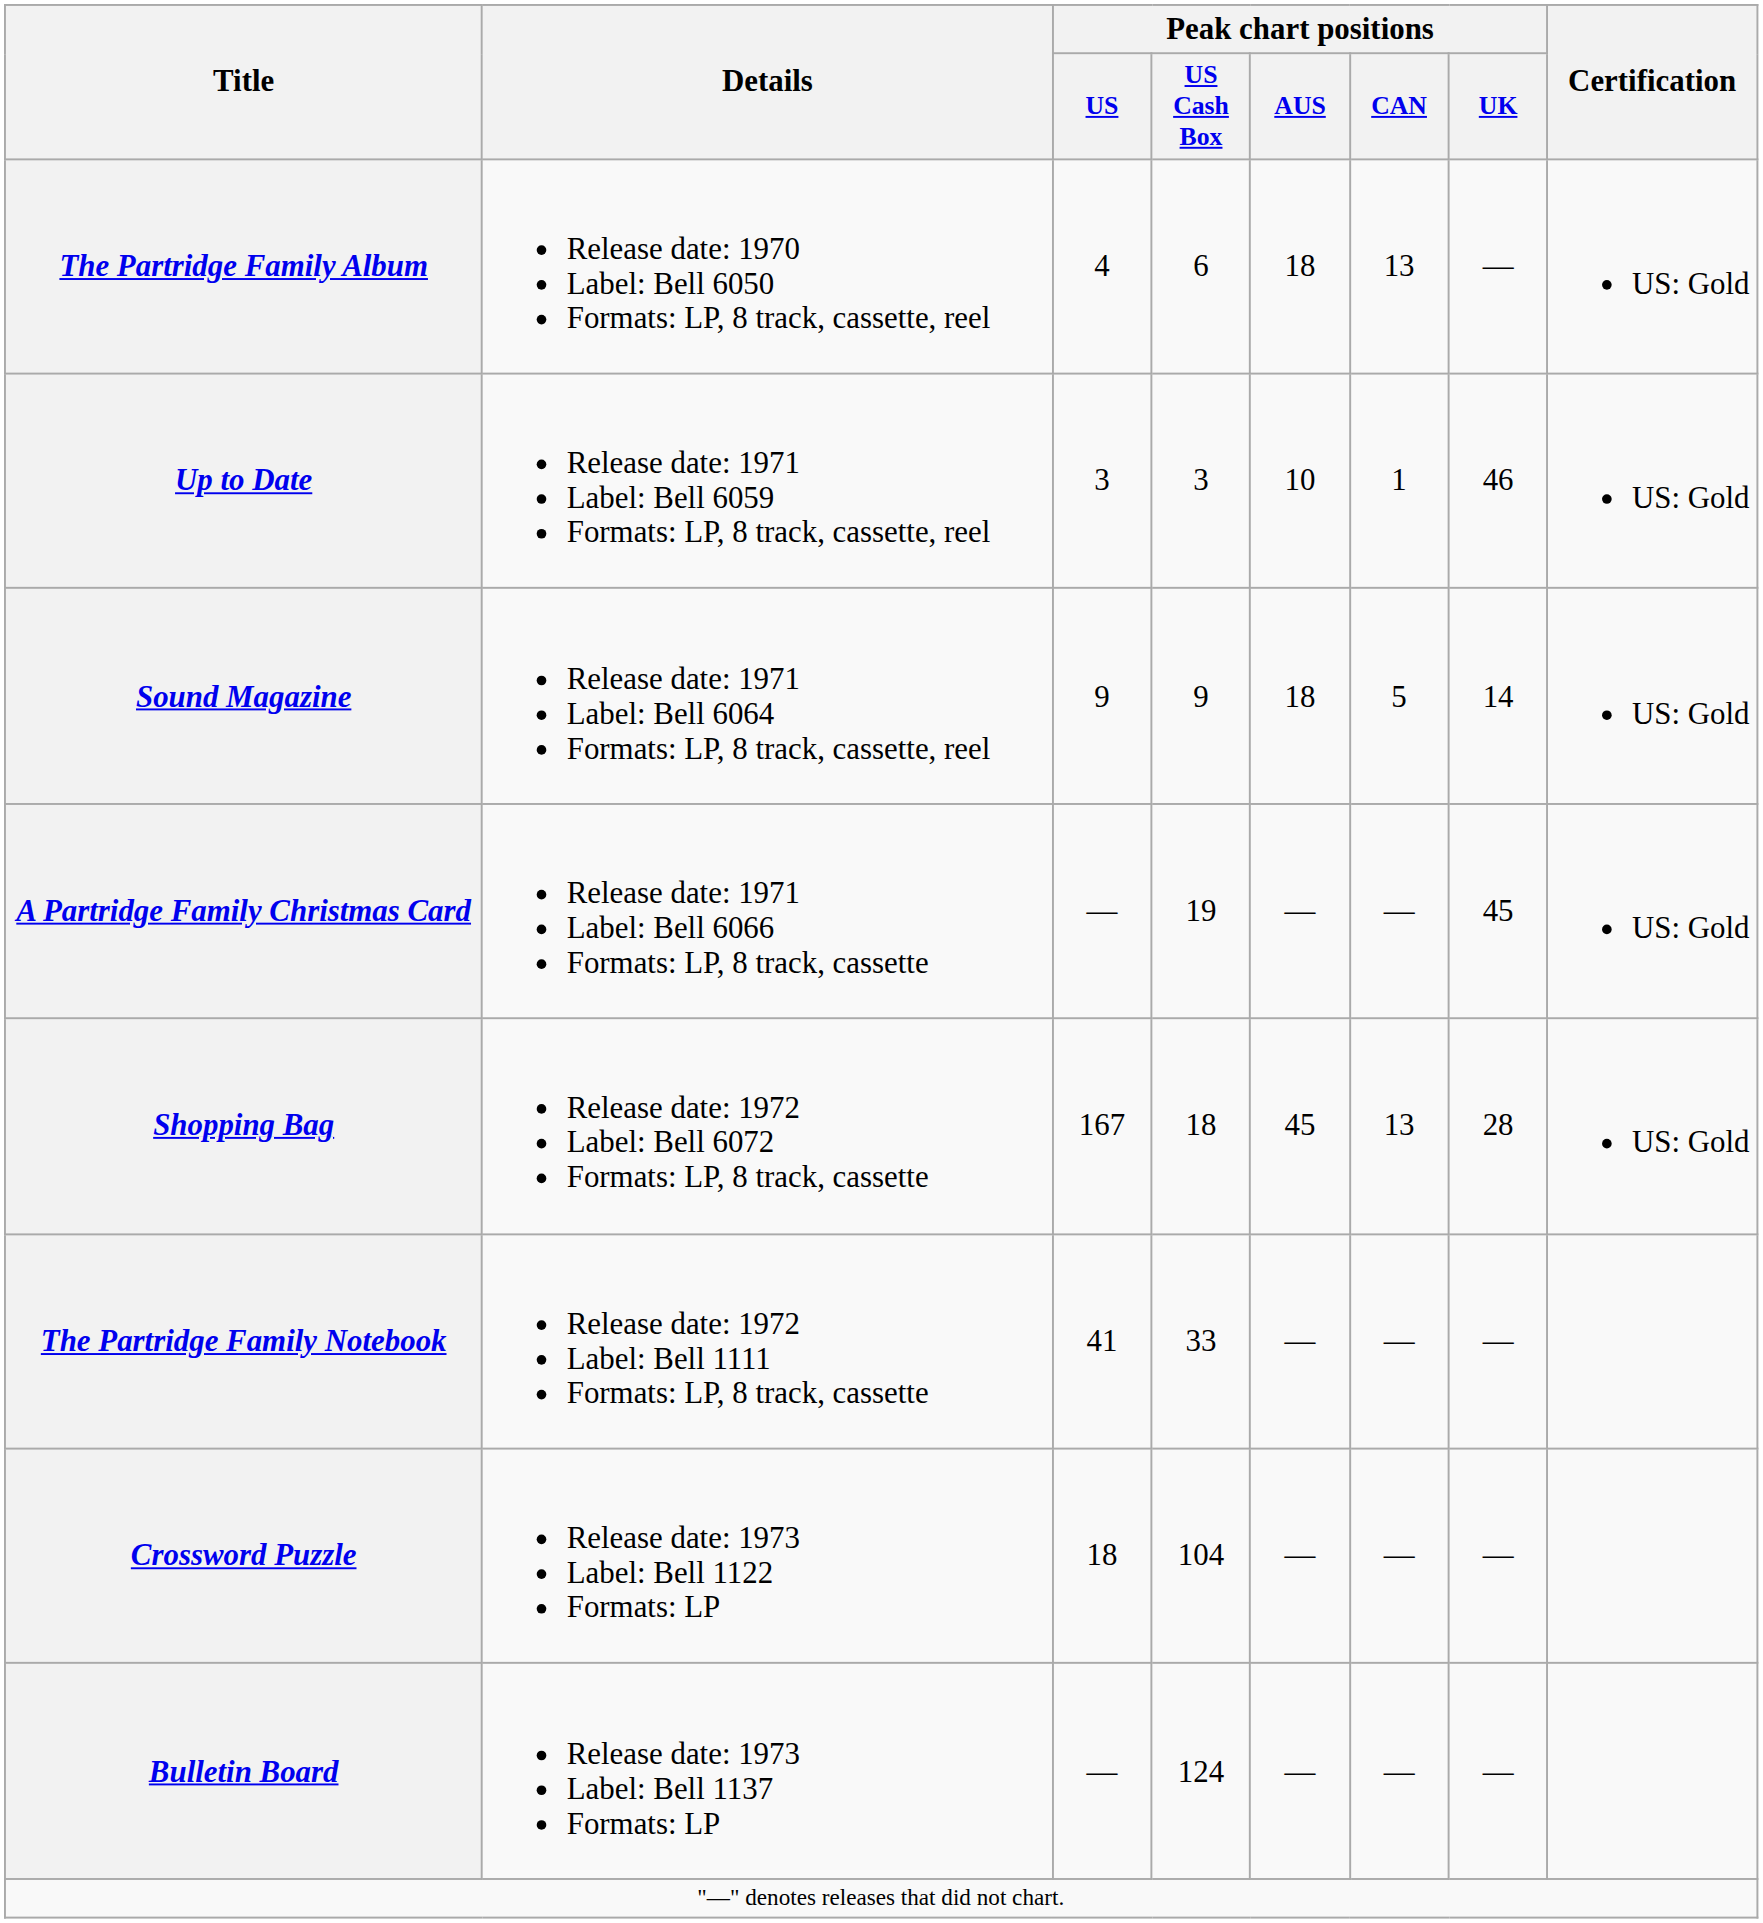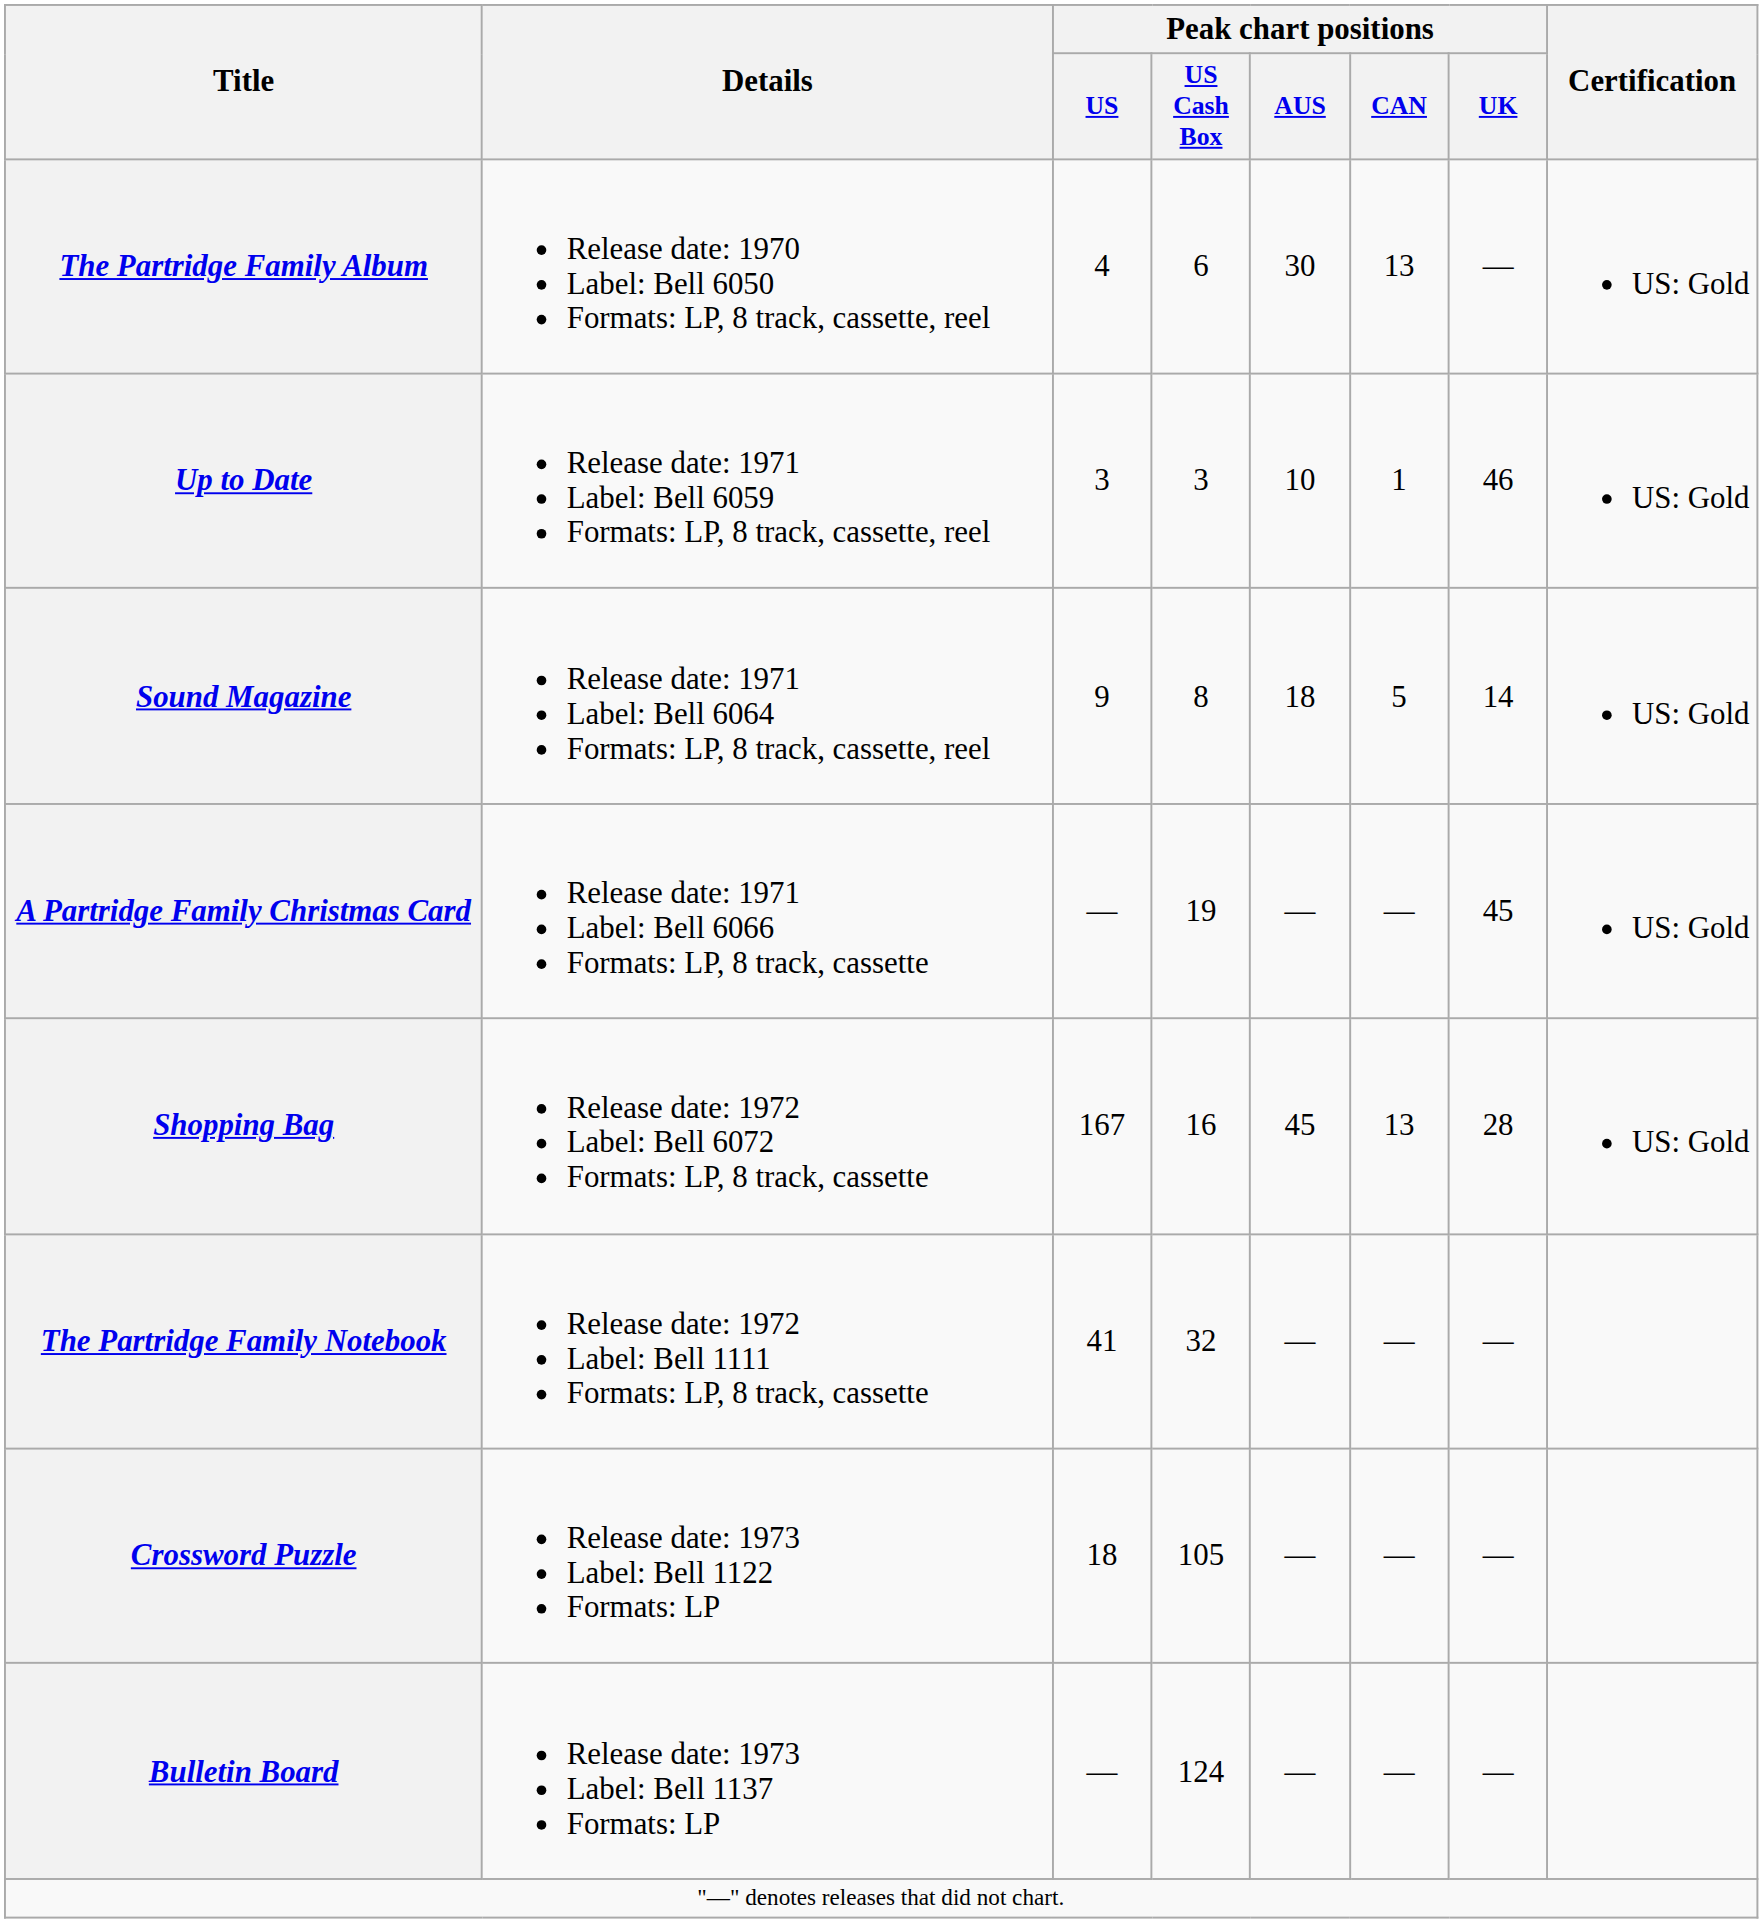(1300, 265) 18 -> (1300, 265) 30
(1201, 695) 9 -> (1201, 695) 8
(1201, 1125) 18 -> (1201, 1125) 16
(1201, 1340) 33 -> (1201, 1340) 32
(1201, 1555) 104 -> (1201, 1555) 105
